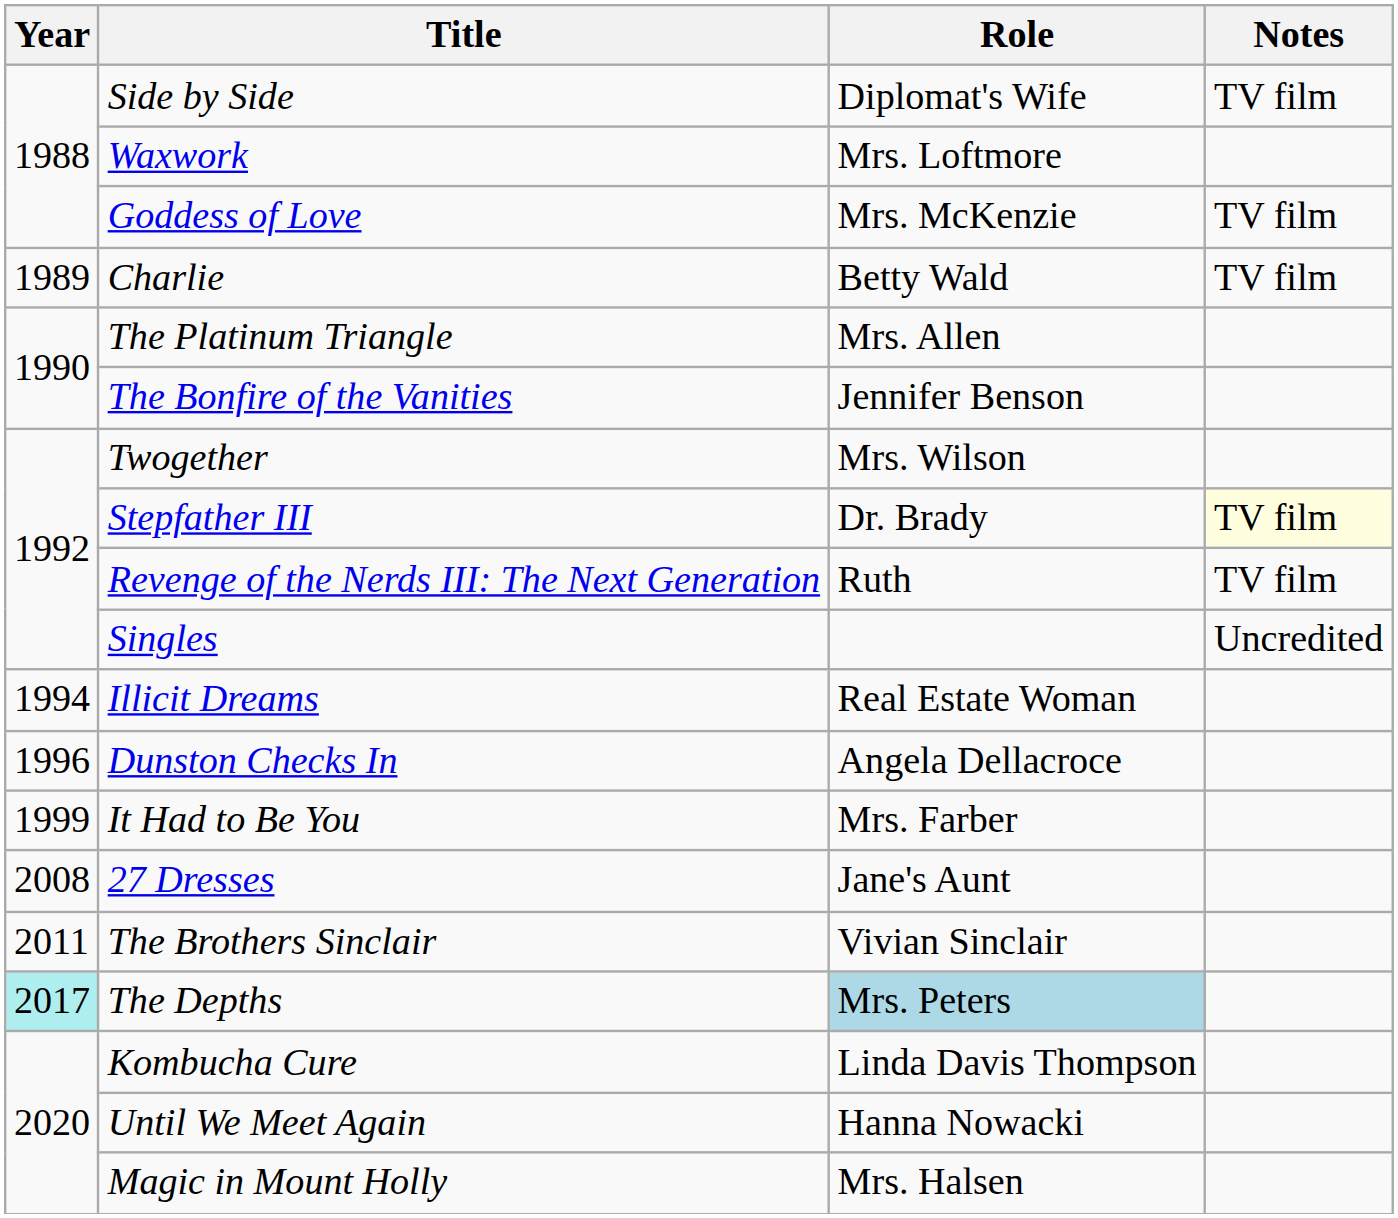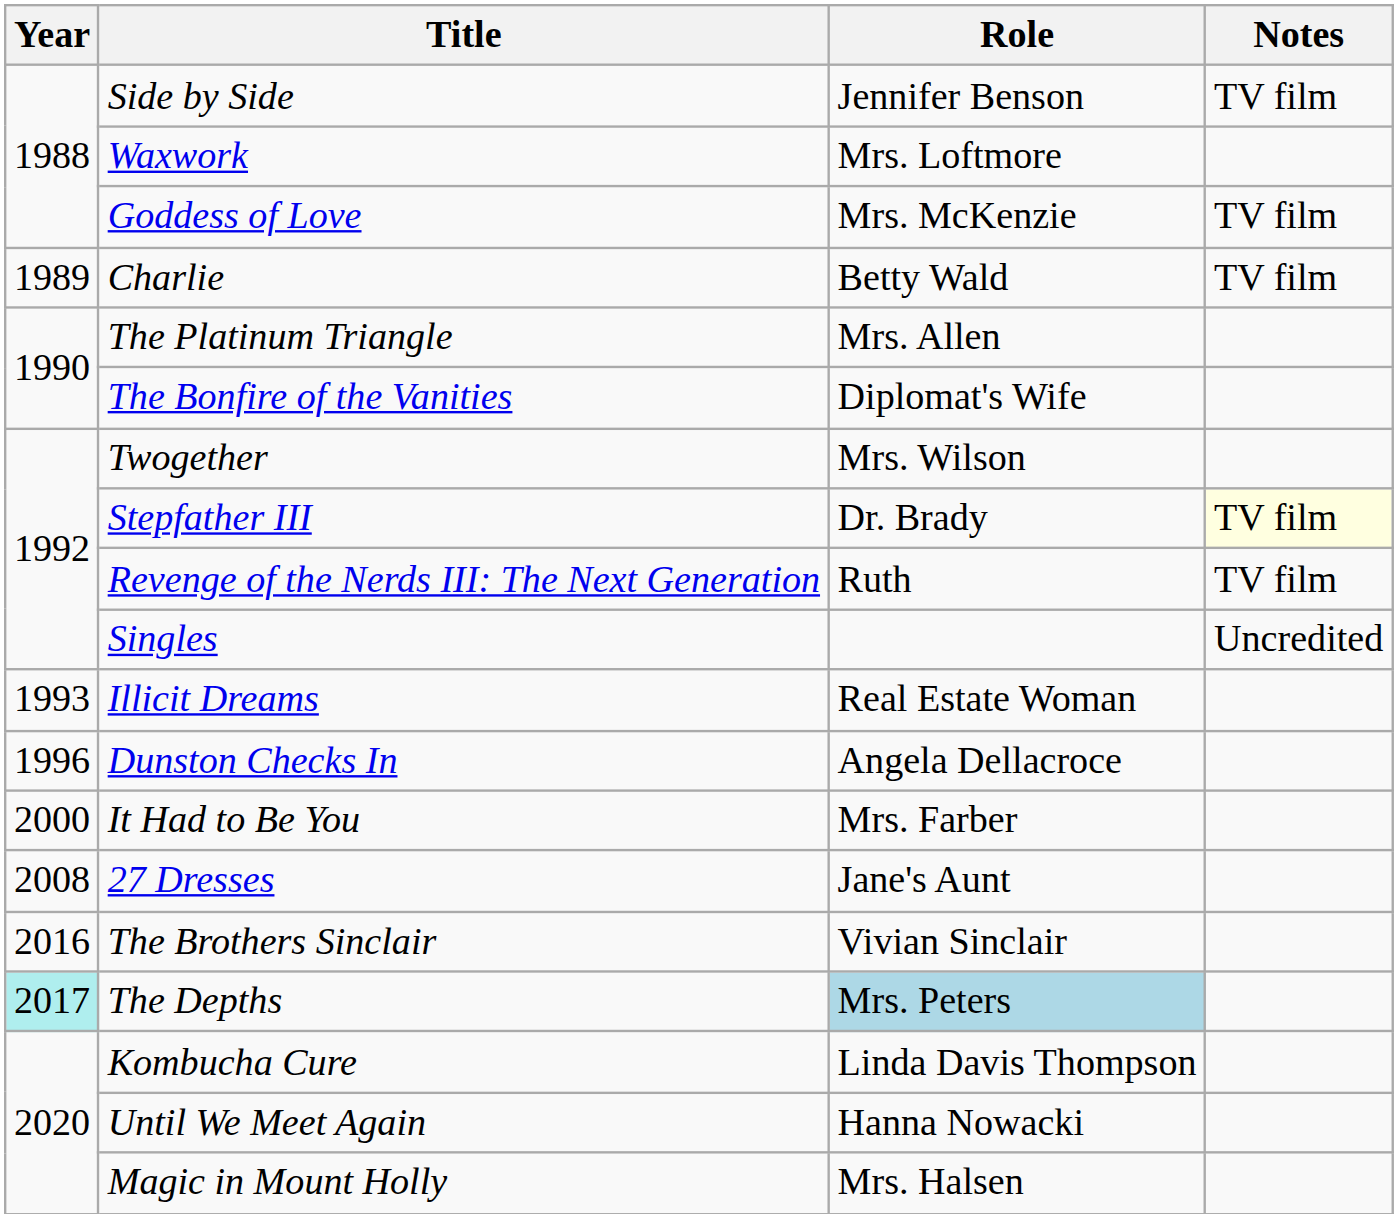(962, 95) Diplomat's Wife -> (961, 95) Jennifer Benson
(961, 397) Jennifer Benson -> (962, 397) Diplomat's Wife
(52, 699) 1994 -> (52, 699) 1993
(52, 819) 1999 -> (52, 819) 2000
(51, 940) 2011 -> (52, 940) 2016
